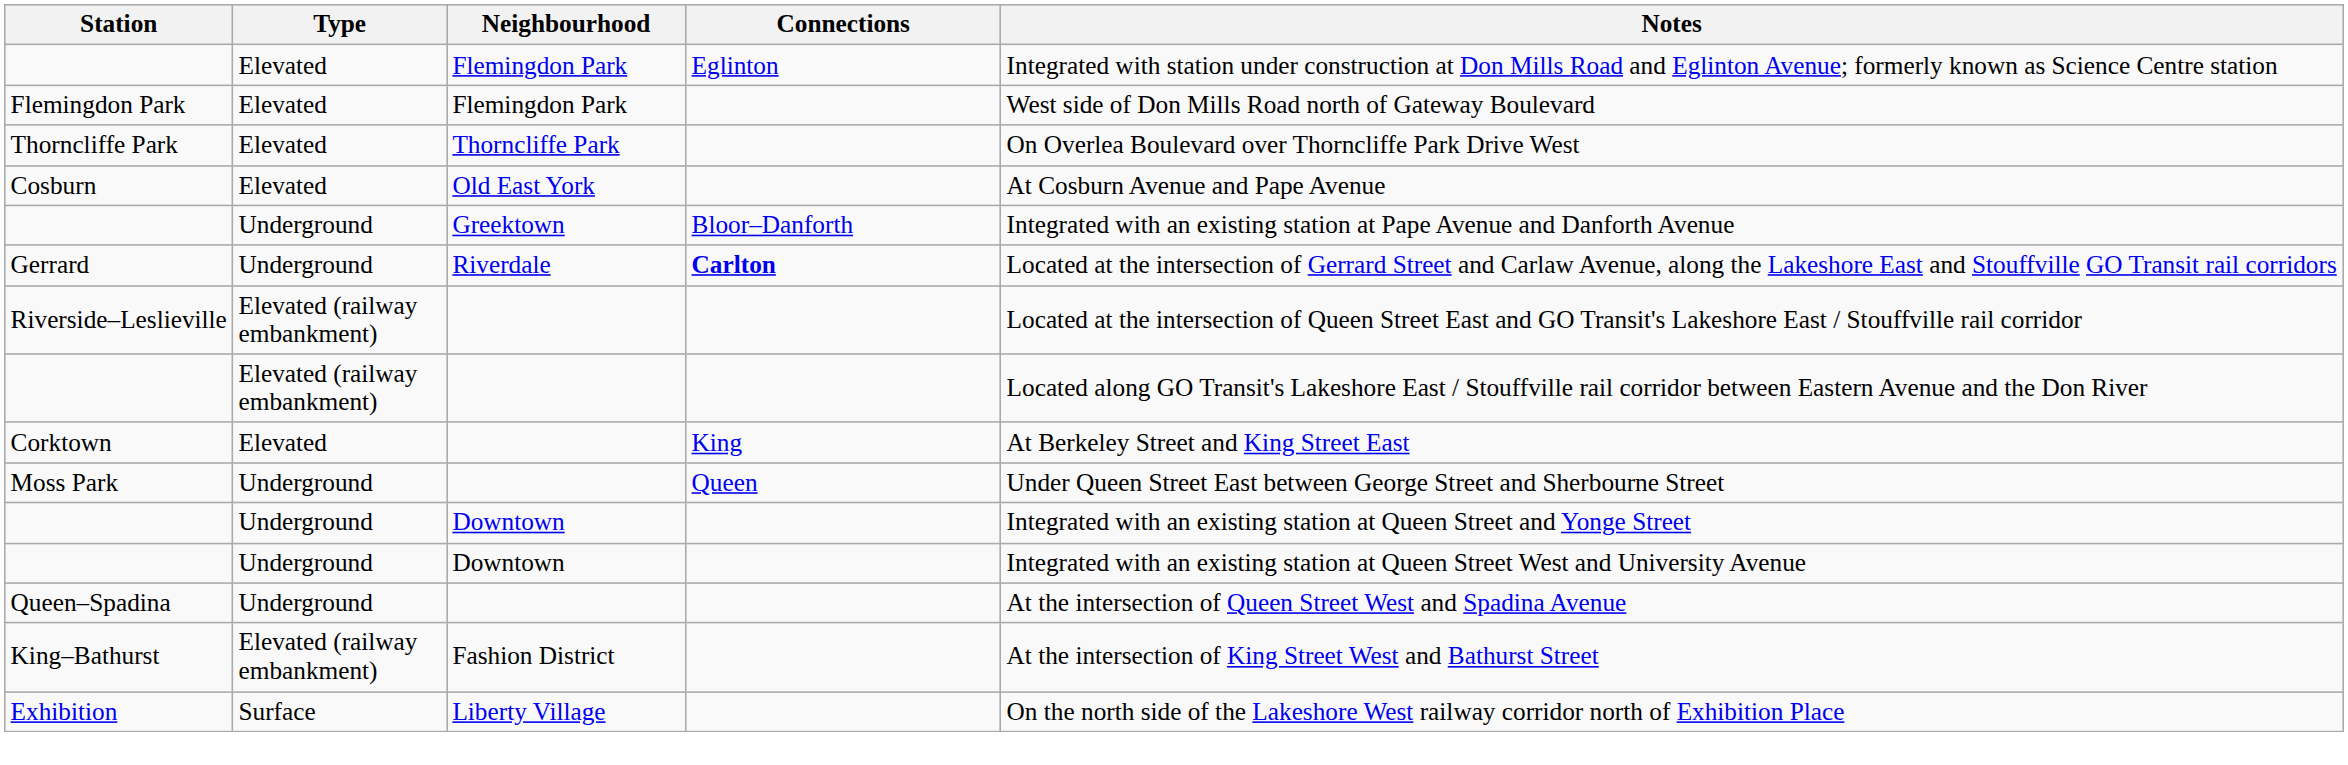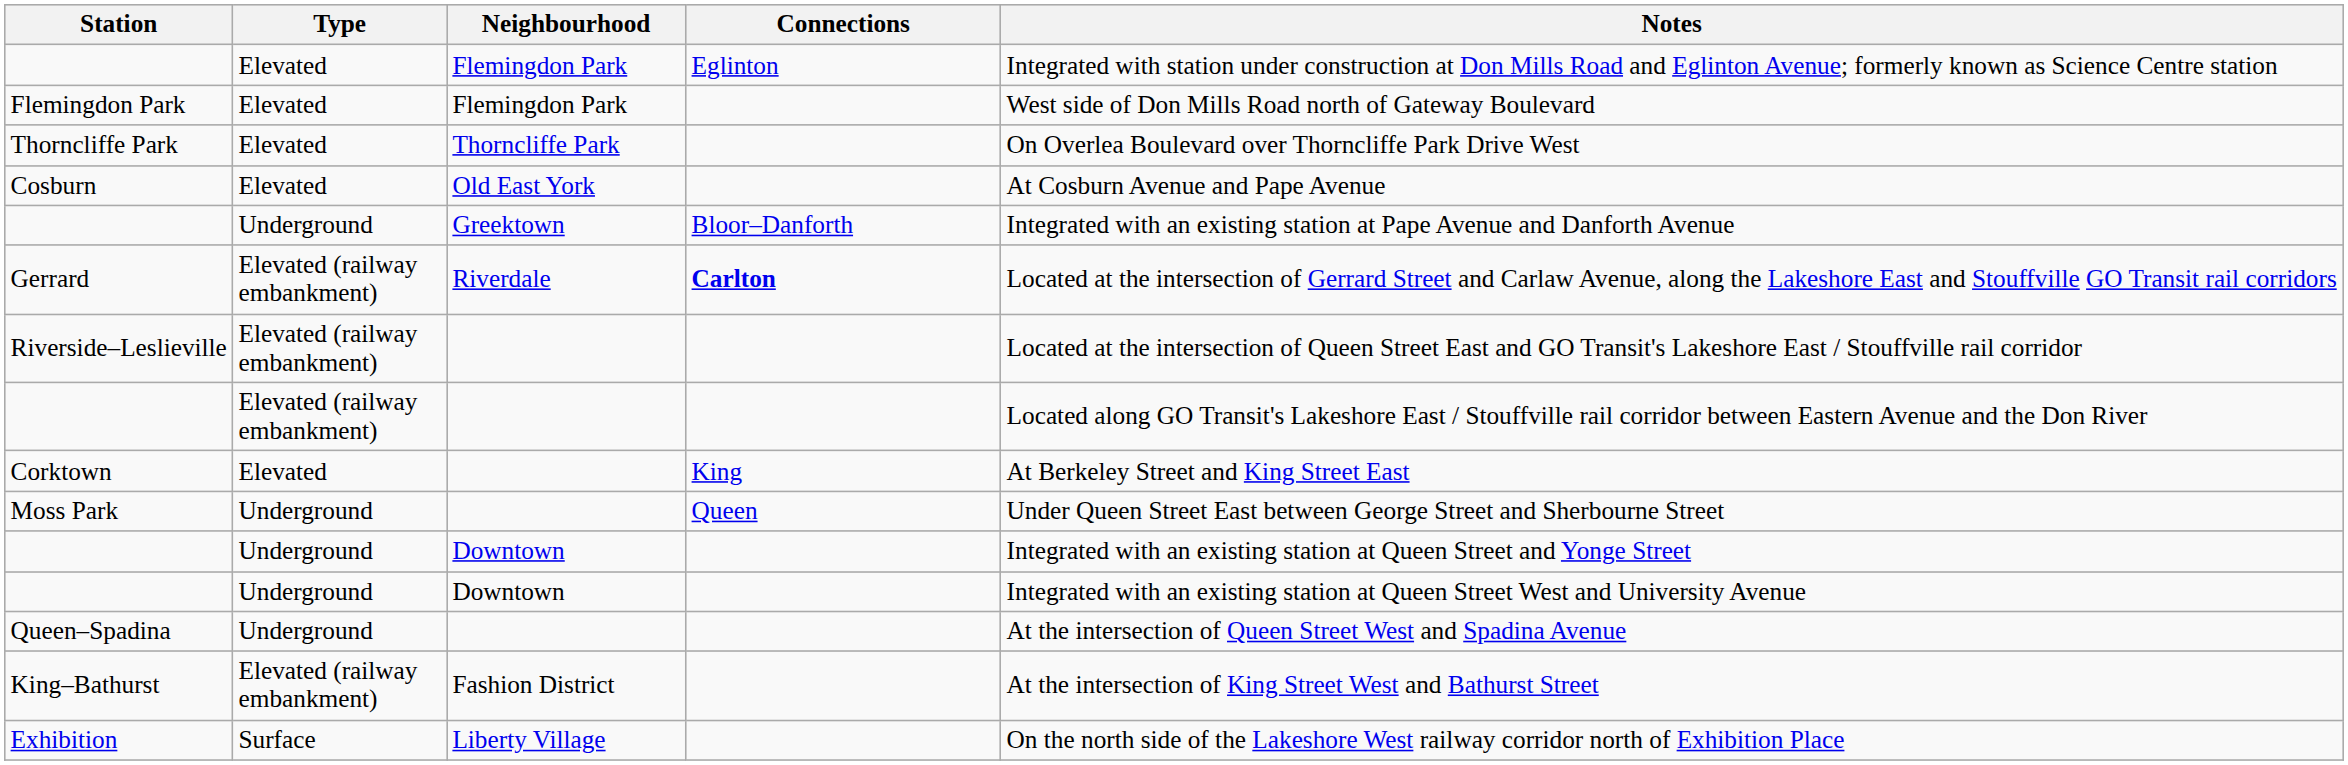(306, 265) Underground -> (328, 279) Elevated (railway embankment)
